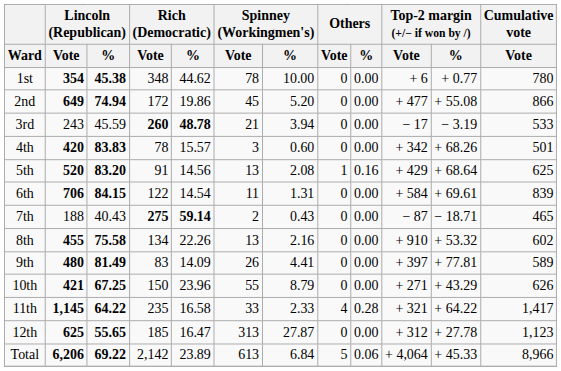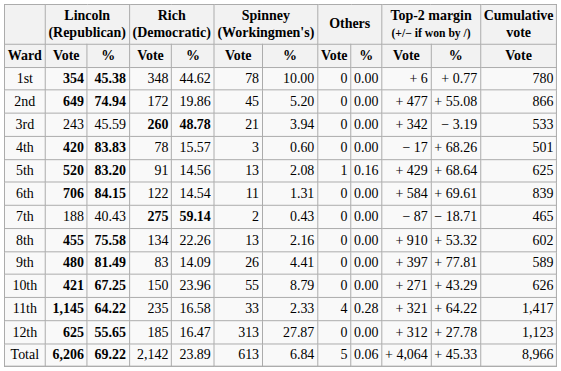(415, 125) − 17 -> (412, 125) + 342
(412, 148) + 342 -> (415, 148) − 17
